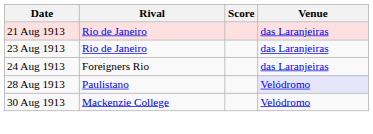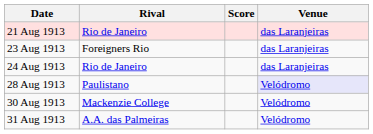(114, 48) Rio de Janeiro -> (116, 48) Foreigners Rio
(116, 66) Foreigners Rio -> (114, 66) Rio de Janeiro
+ row: (36, 119)
